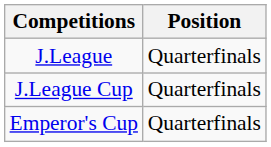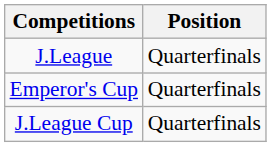rows swapped: (74, 123) <-> (74, 89)
